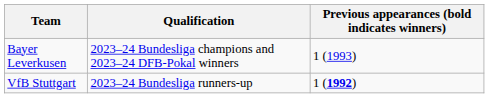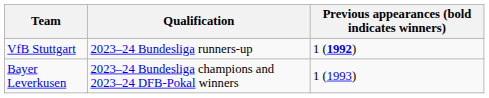rows swapped: (37, 55) <-> (42, 83)
